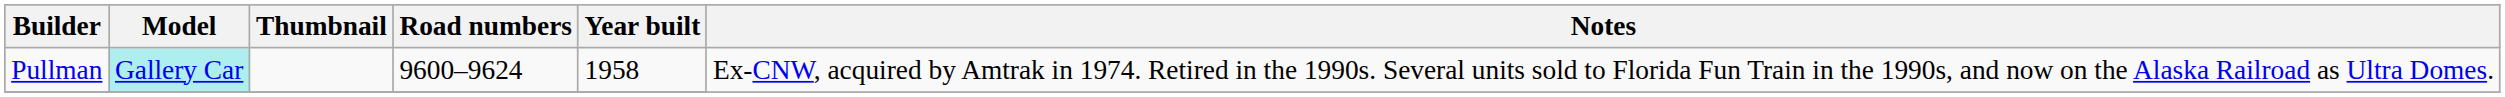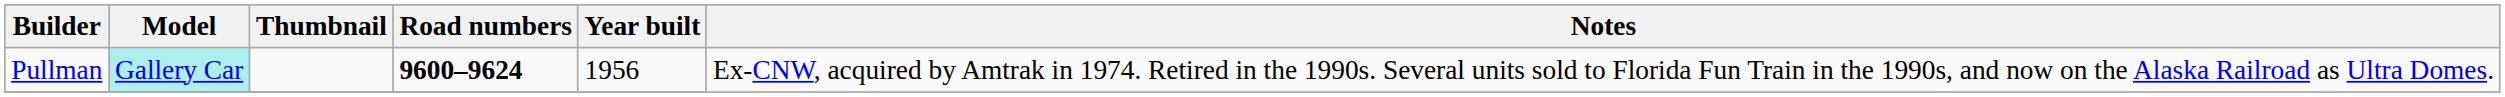(461, 69) normal -> (461, 69) bold
(612, 69) 1958 -> (612, 69) 1956
